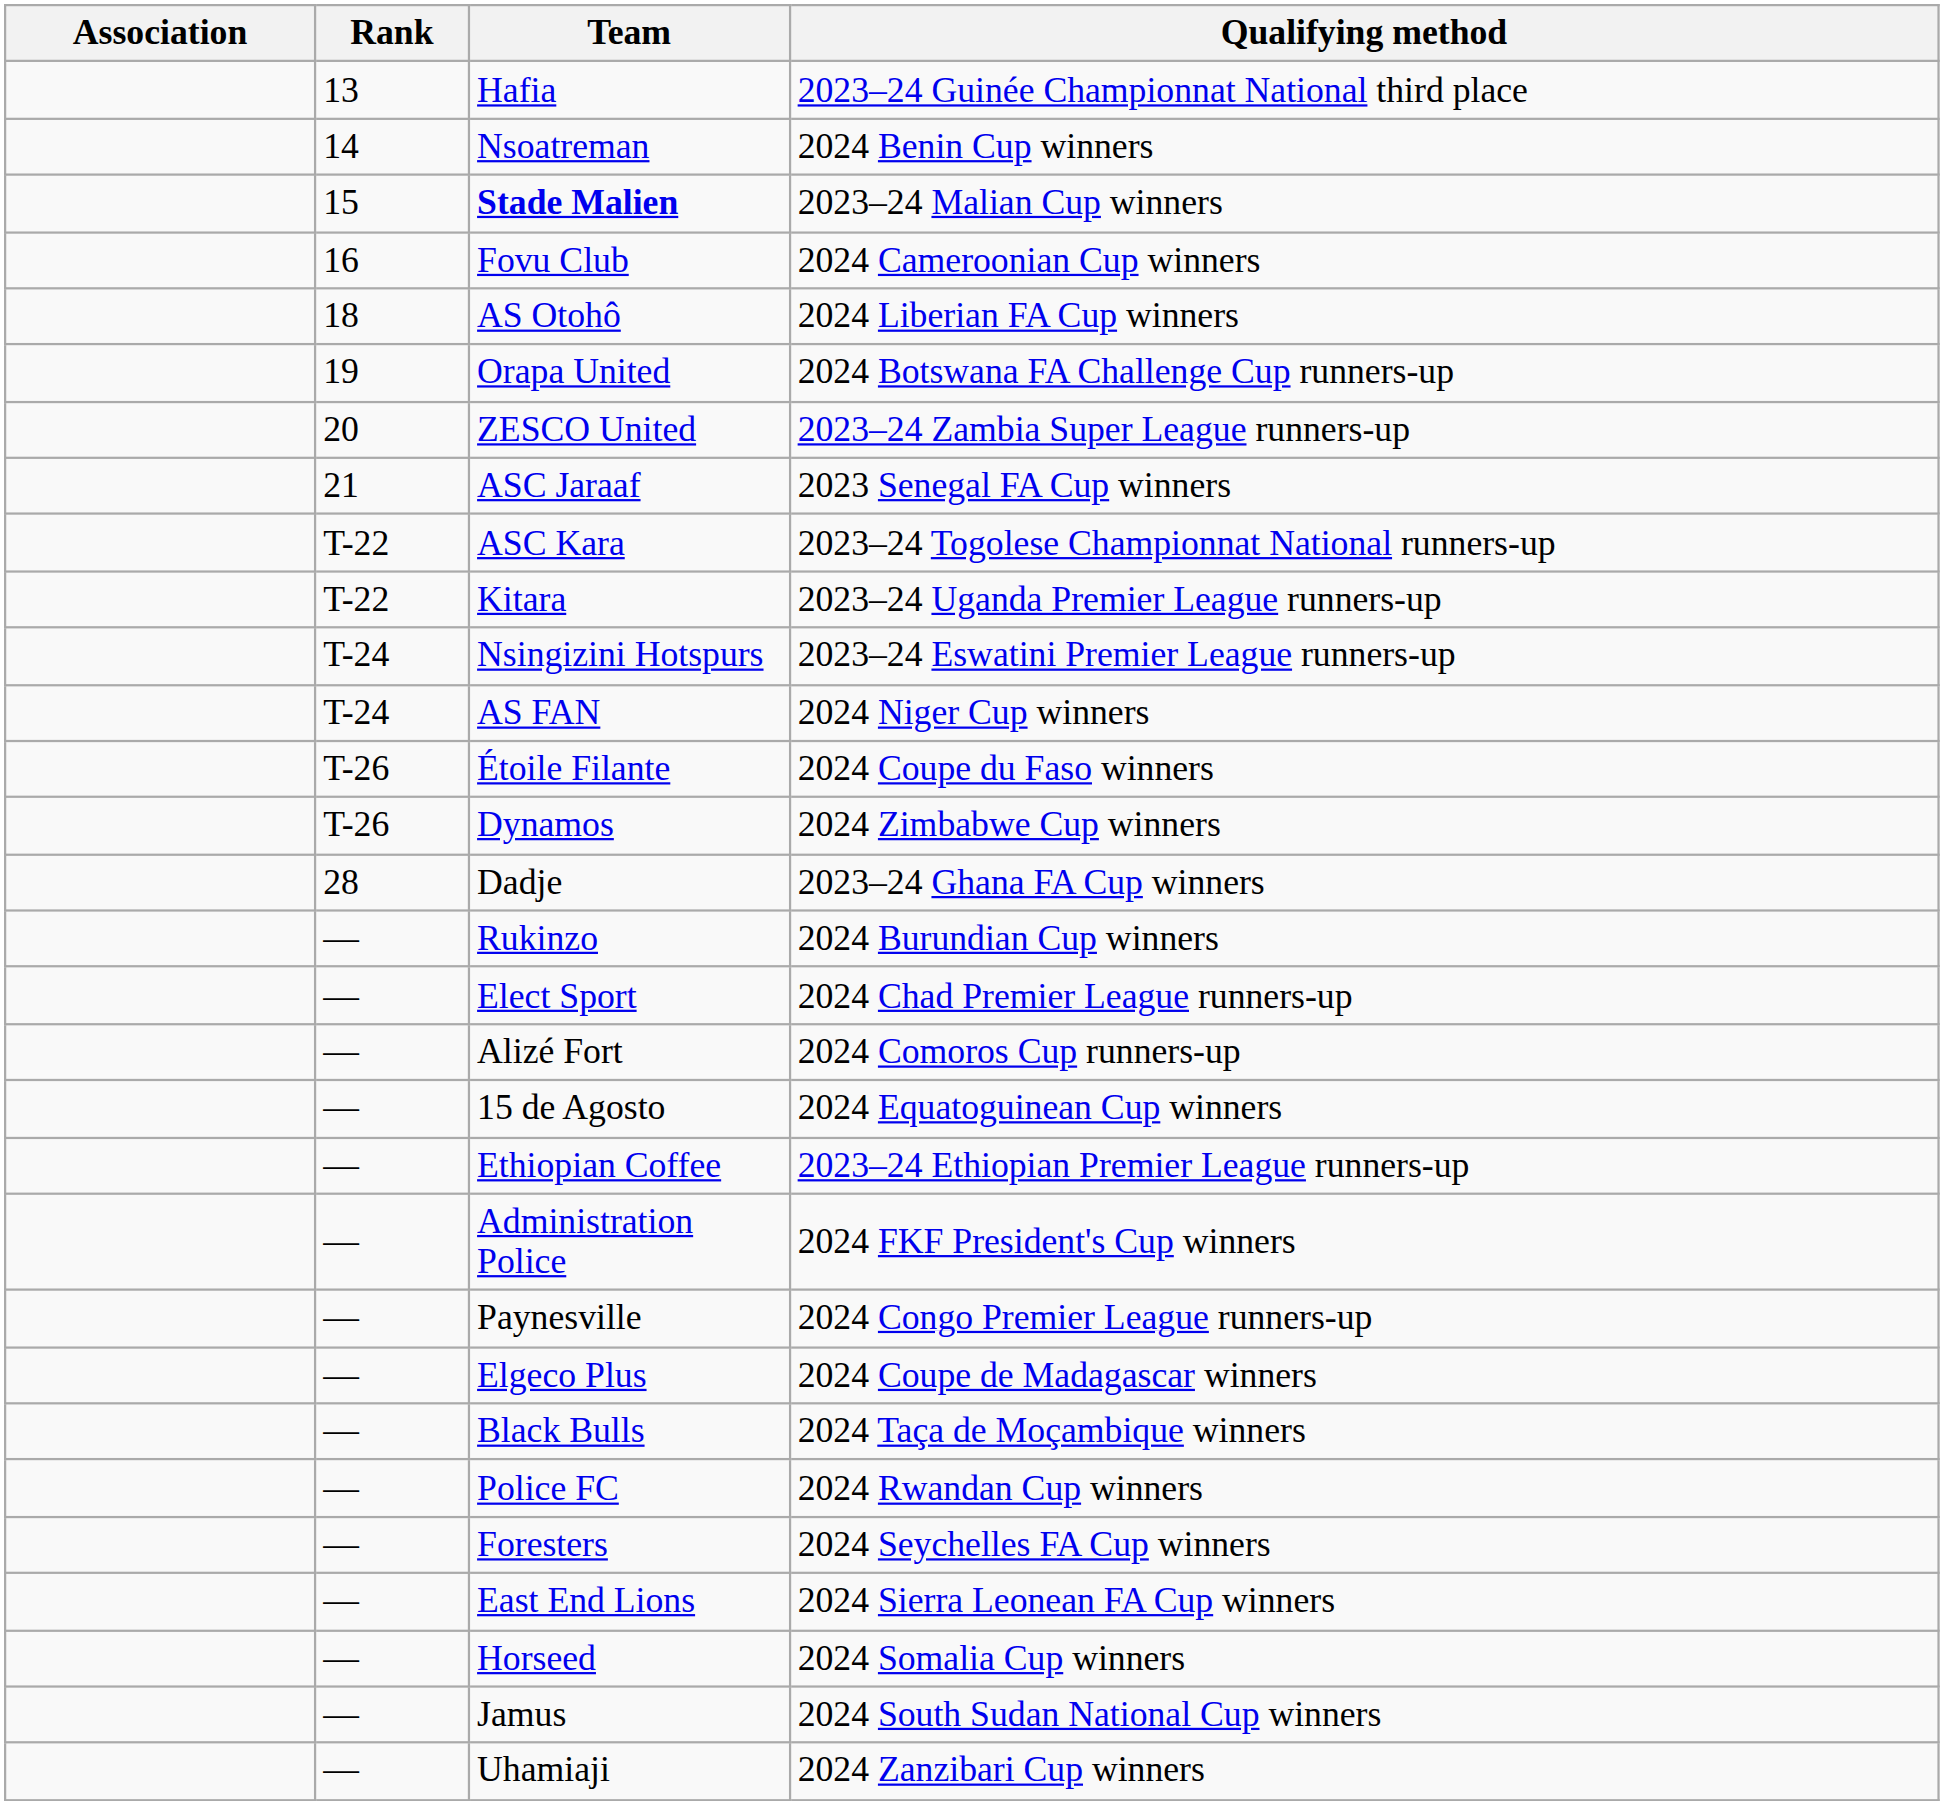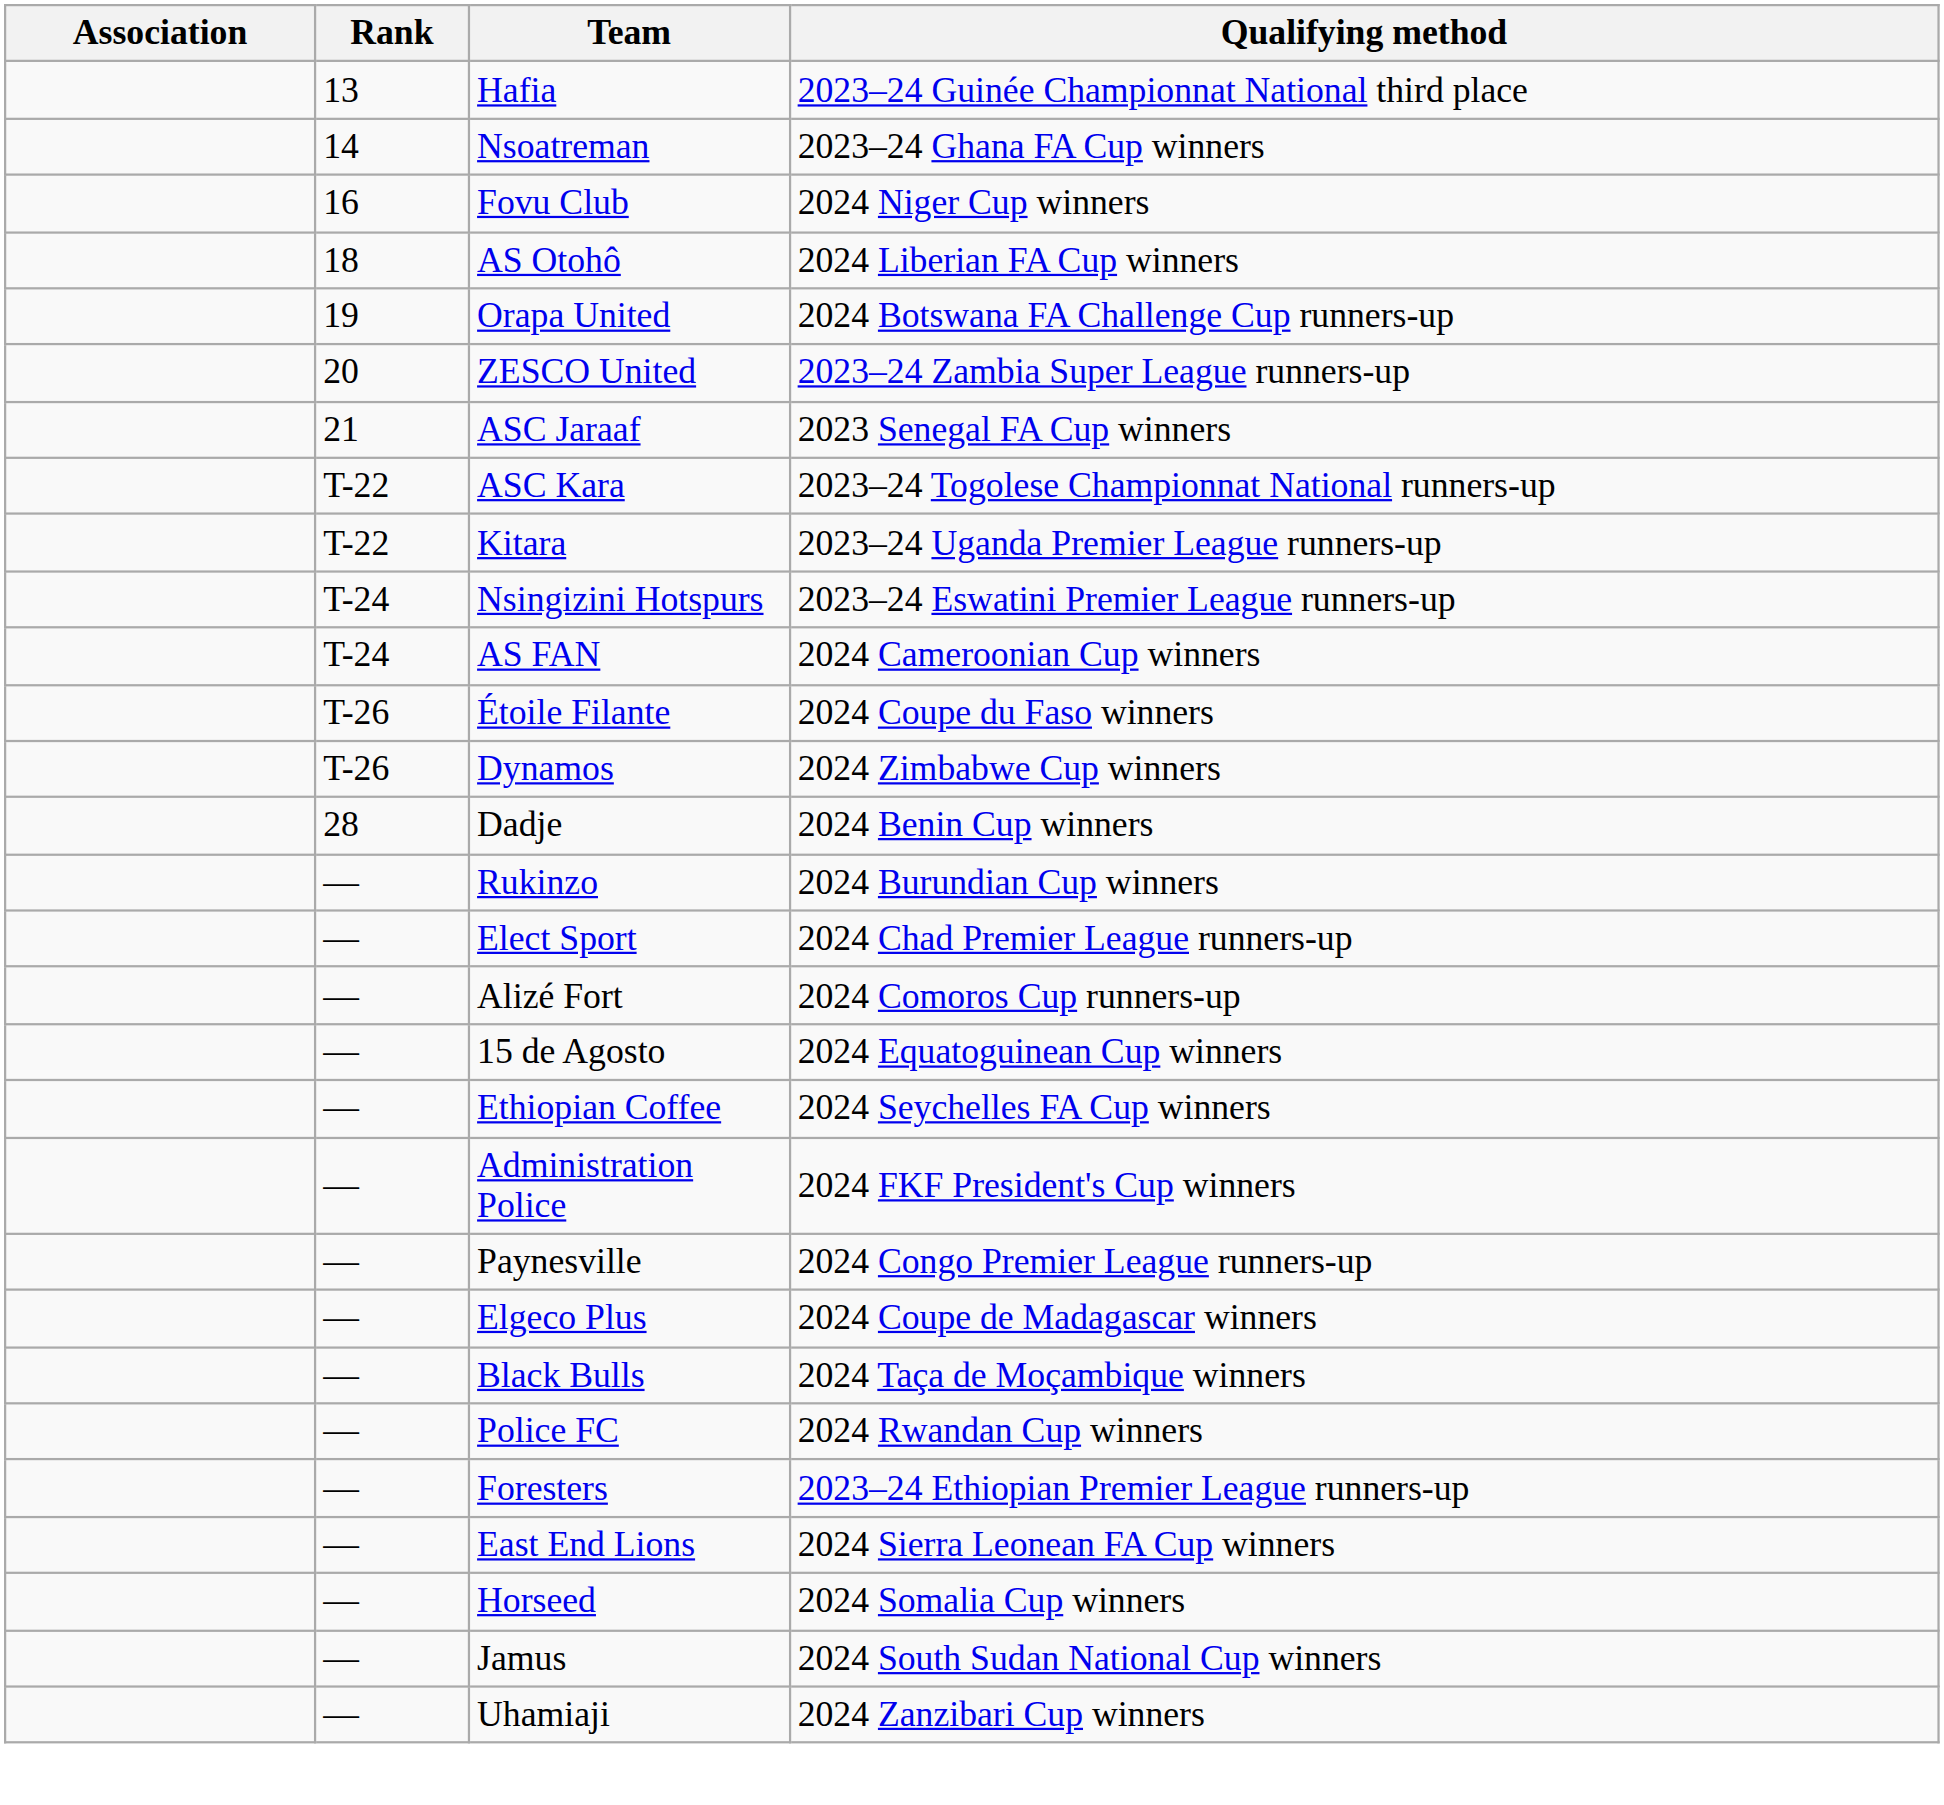(976, 145) 2024 Benin Cup winners -> (1031, 145) 2023–24 Ghana FA Cup winners
- row: (578, 202)
(1029, 259) 2024 Cameroonian Cup winners -> (974, 202) 2024 Niger Cup winners
(974, 711) 2024 Niger Cup winners -> (1029, 655) 2024 Cameroonian Cup winners
(1031, 881) 2023–24 Ghana FA Cup winners -> (976, 825) 2024 Benin Cup winners
(1134, 1164) 2023–24 Ethiopian Premier League runners-up -> (1034, 1107) 2024 Seychelles FA Cup winners
(1034, 1544) 2024 Seychelles FA Cup winners -> (1134, 1487) 2023–24 Ethiopian Premier League runners-up
